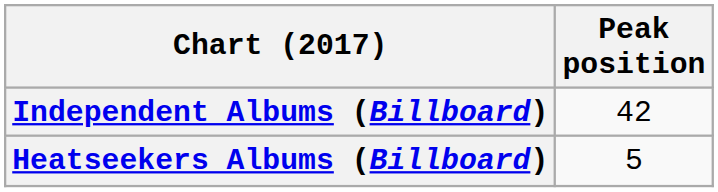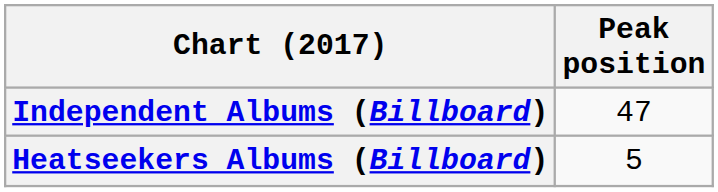(634, 112) 42 -> (634, 112) 47
